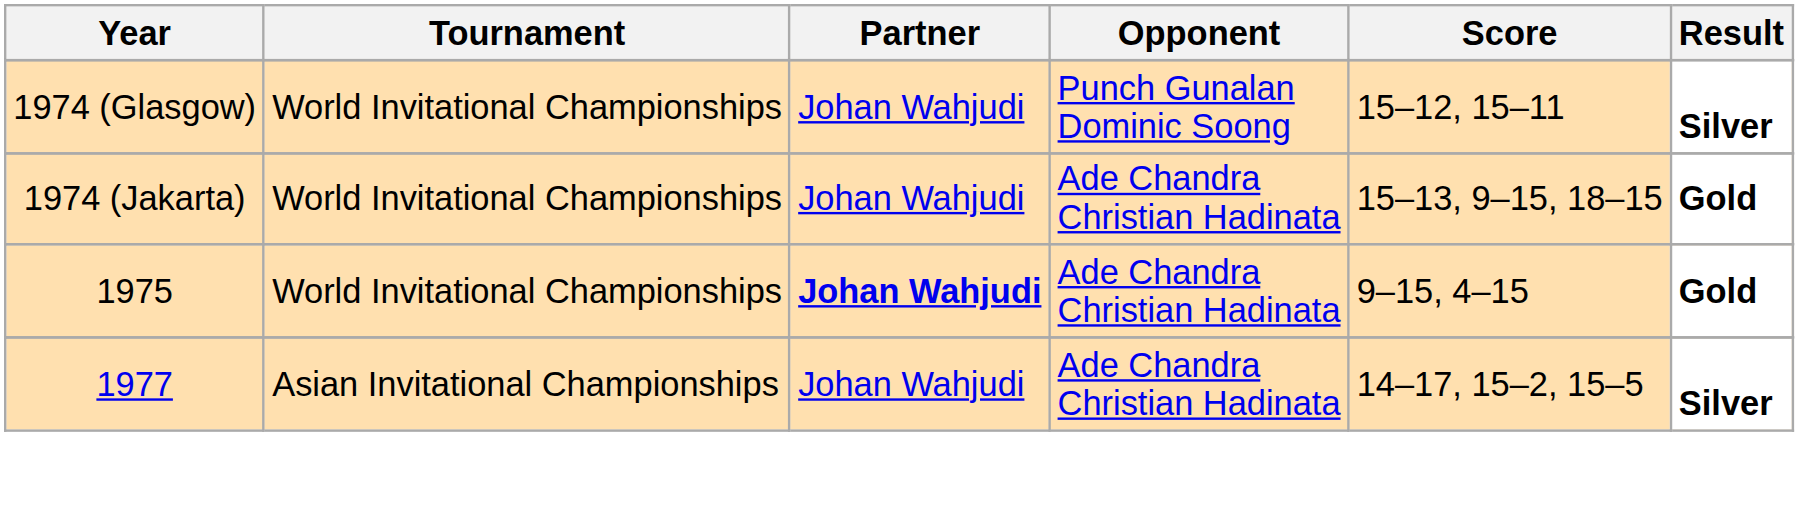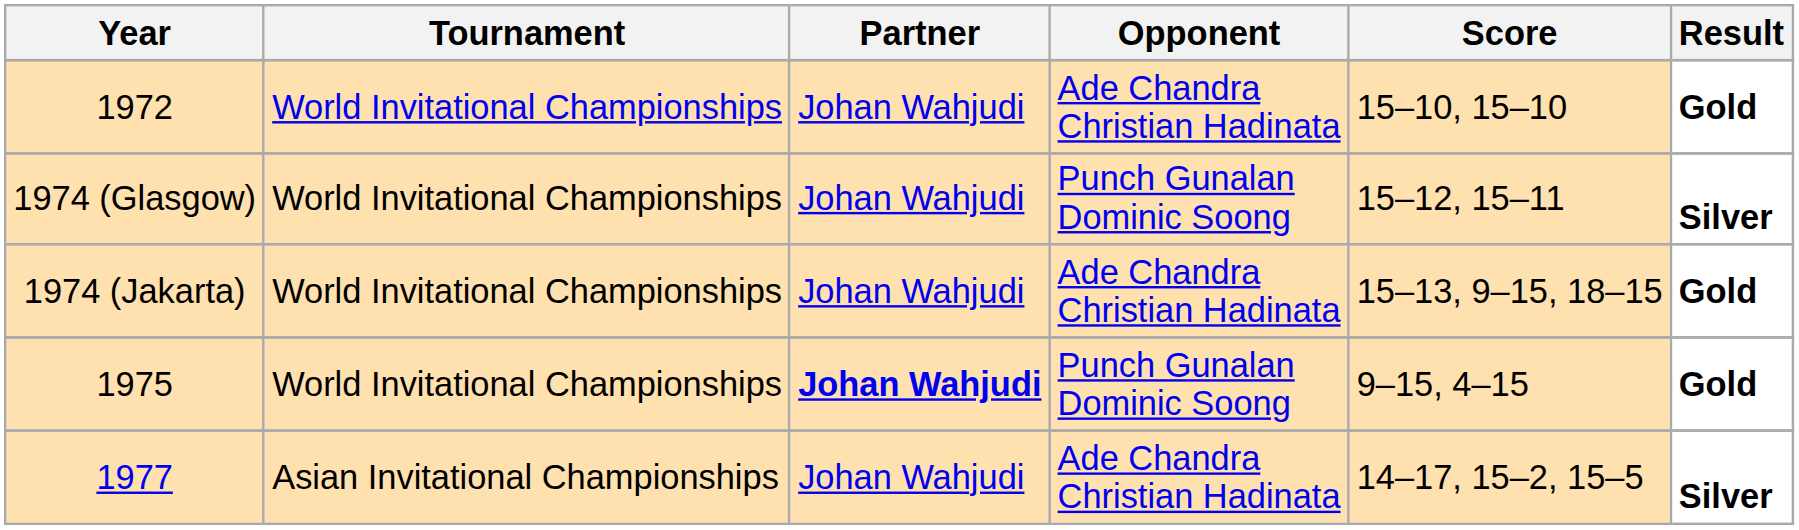+ row: (135, 106)
(1199, 291) Ade Chandra Christian Hadinata -> (1176, 384) Punch Gunalan Dominic Soong
